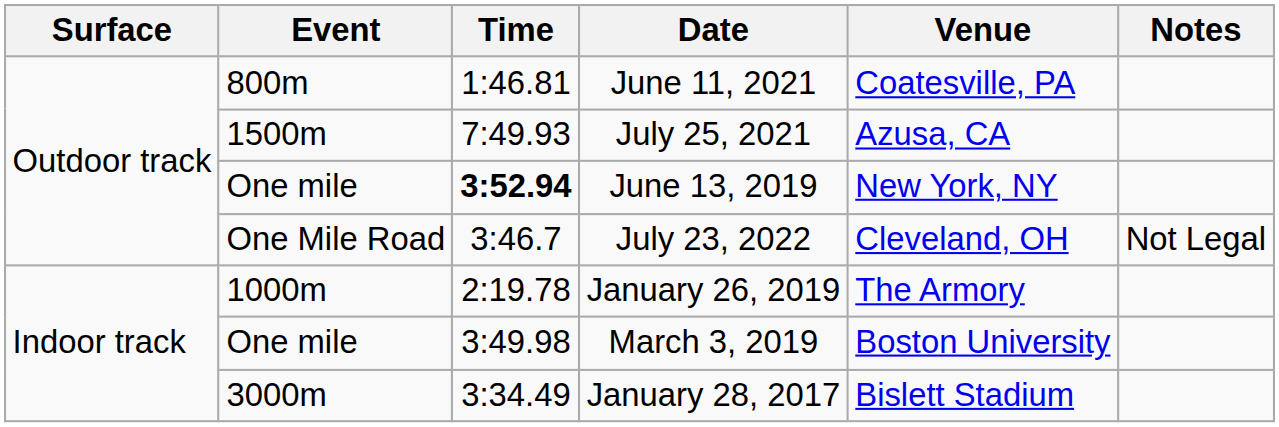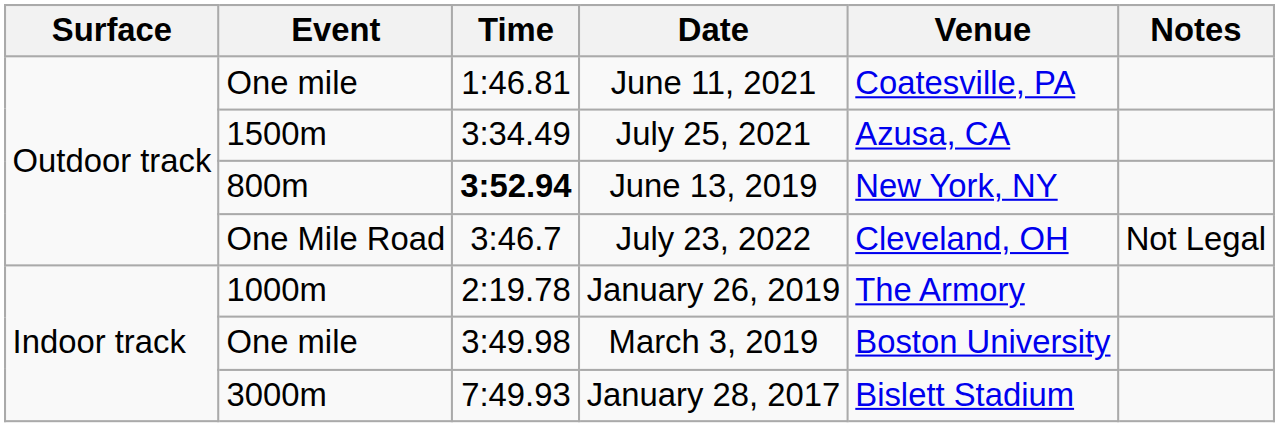(267, 82) 800m -> (292, 82) One mile
(516, 134) 7:49.93 -> (516, 134) 3:34.49
(292, 186) One mile -> (267, 186) 800m
(516, 394) 3:34.49 -> (516, 394) 7:49.93
